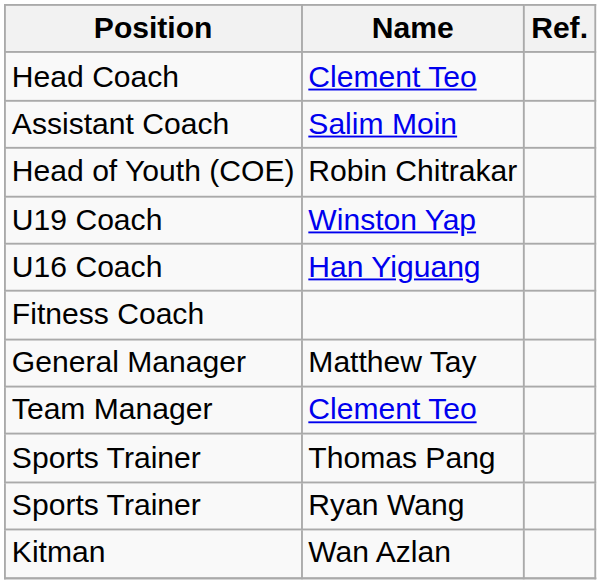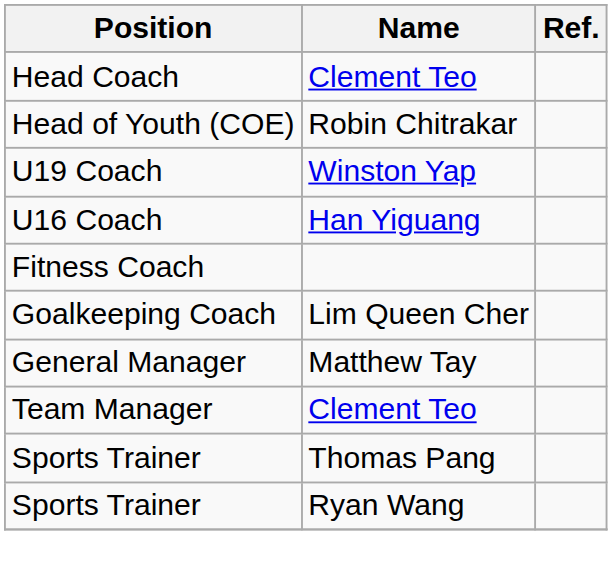- row: (121, 123)
+ row: (144, 314)
- row: (59, 553)
